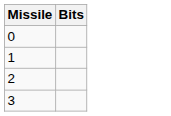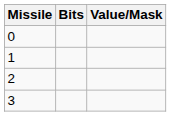+ column: (126, 15)
